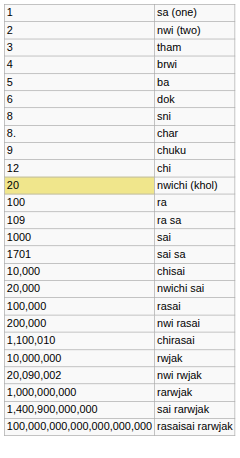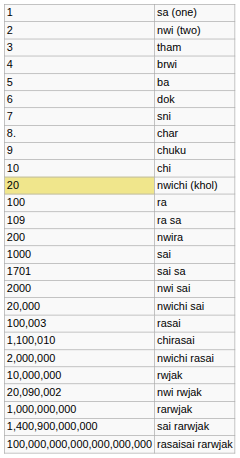(10, 116) 8 -> (10, 116) 7
(13, 168) 12 -> (13, 168) 10
+ row: (170, 237)
+ row: (174, 289)
- row: (171, 271)
(27, 306) 100,000 -> (27, 323) 100,003
- row: (179, 323)
+ row: (185, 358)
